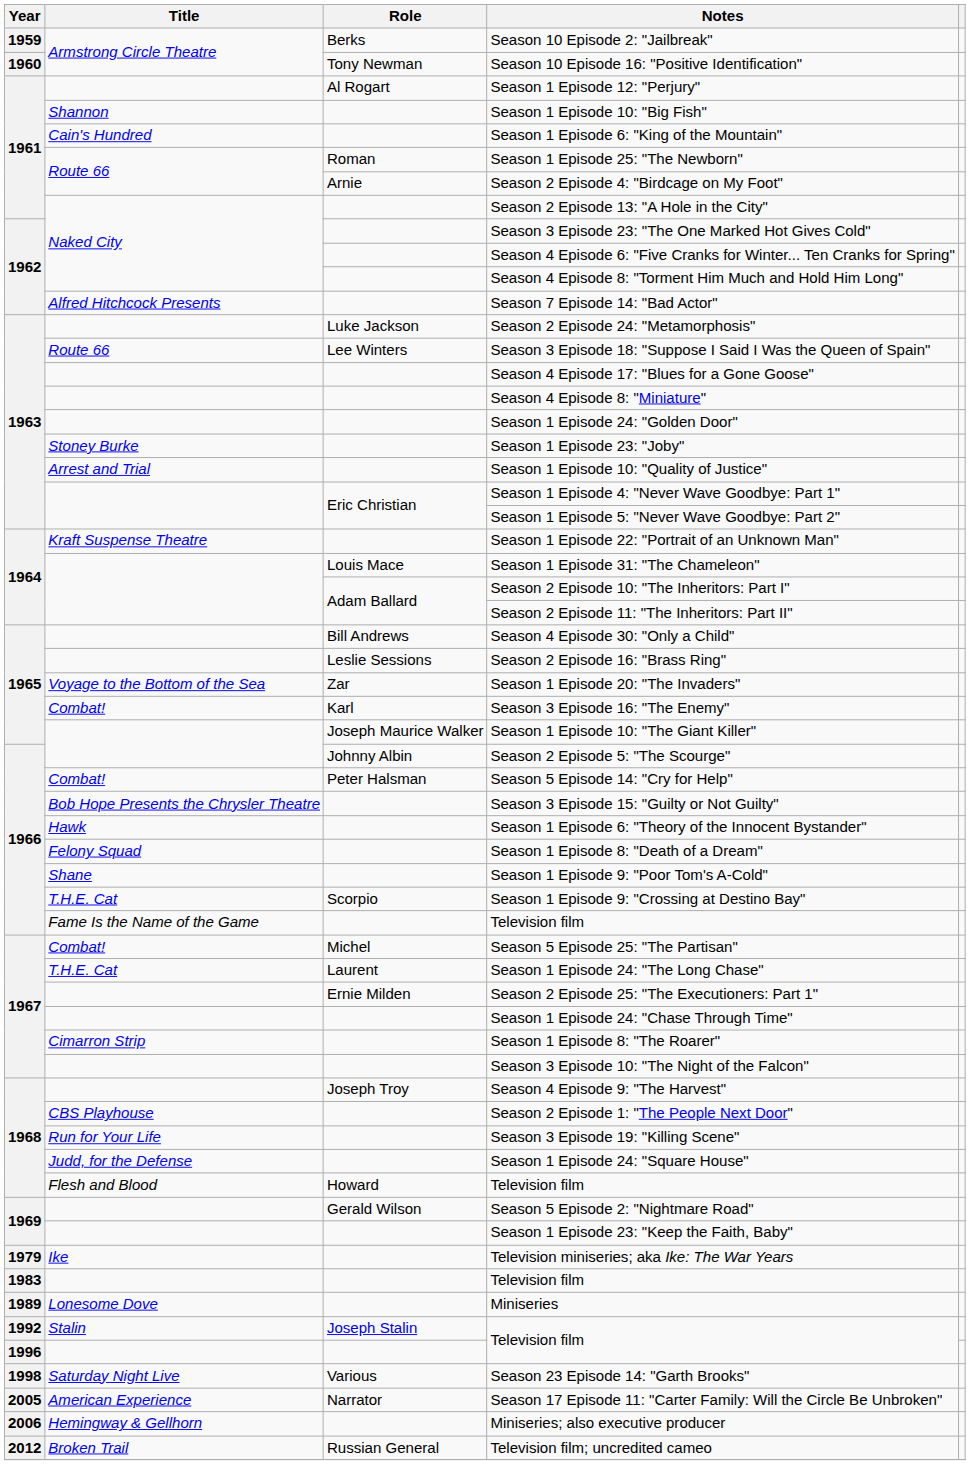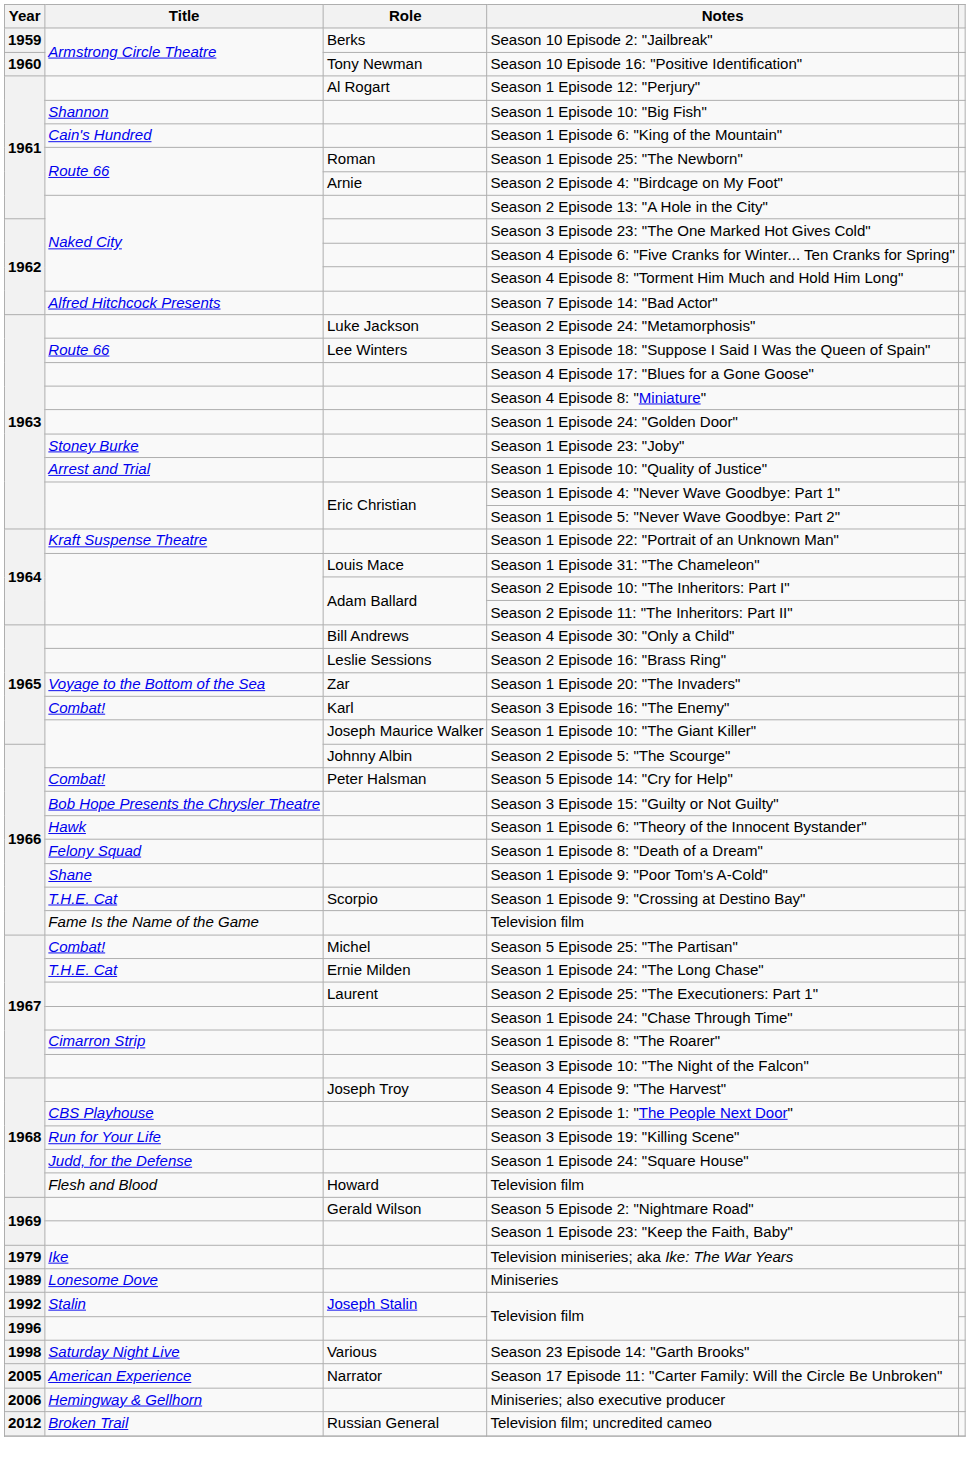(352, 970) Laurent -> (369, 970) Ernie Milden
(369, 994) Ernie Milden -> (352, 994) Laurent
- row: (25, 1280)
